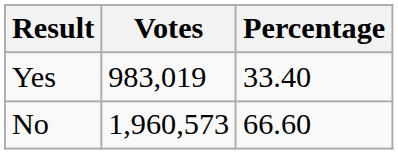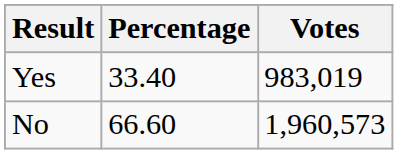columns swapped: (169, 28) <-> (314, 28)
